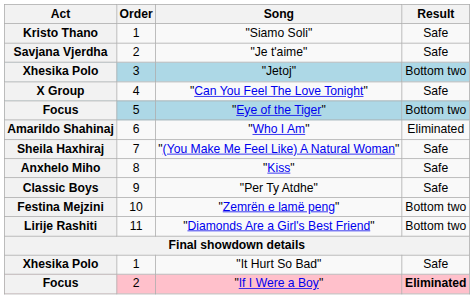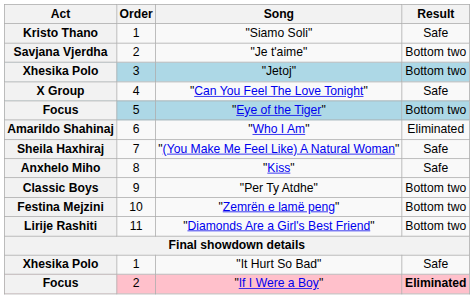(436, 52) Safe -> (436, 52) Bottom two
(436, 187) Safe -> (436, 187) Bottom two
